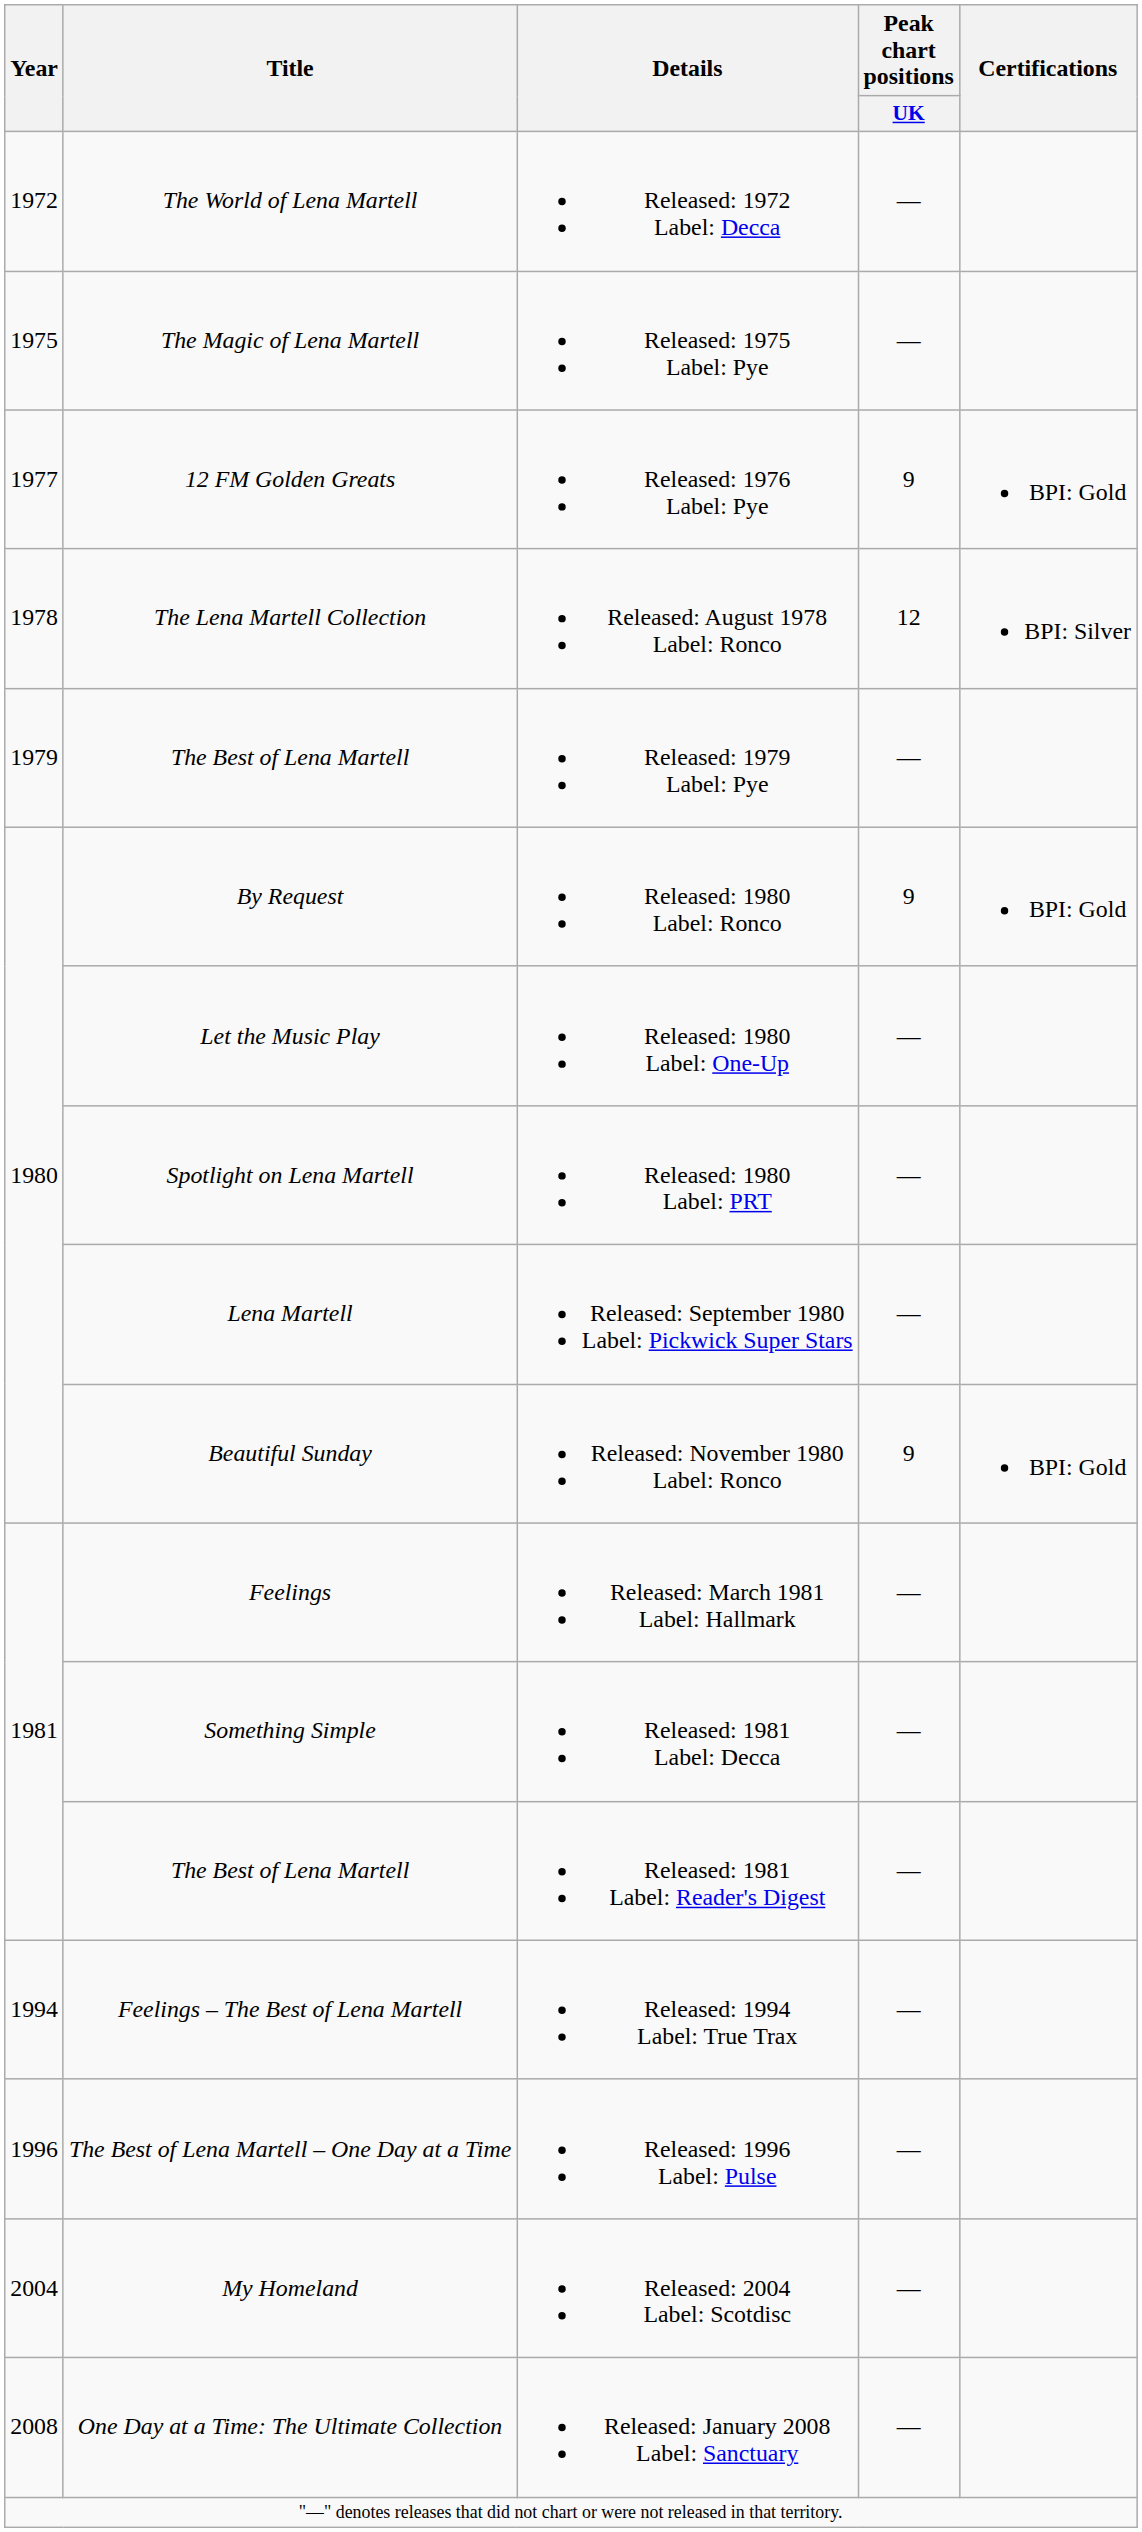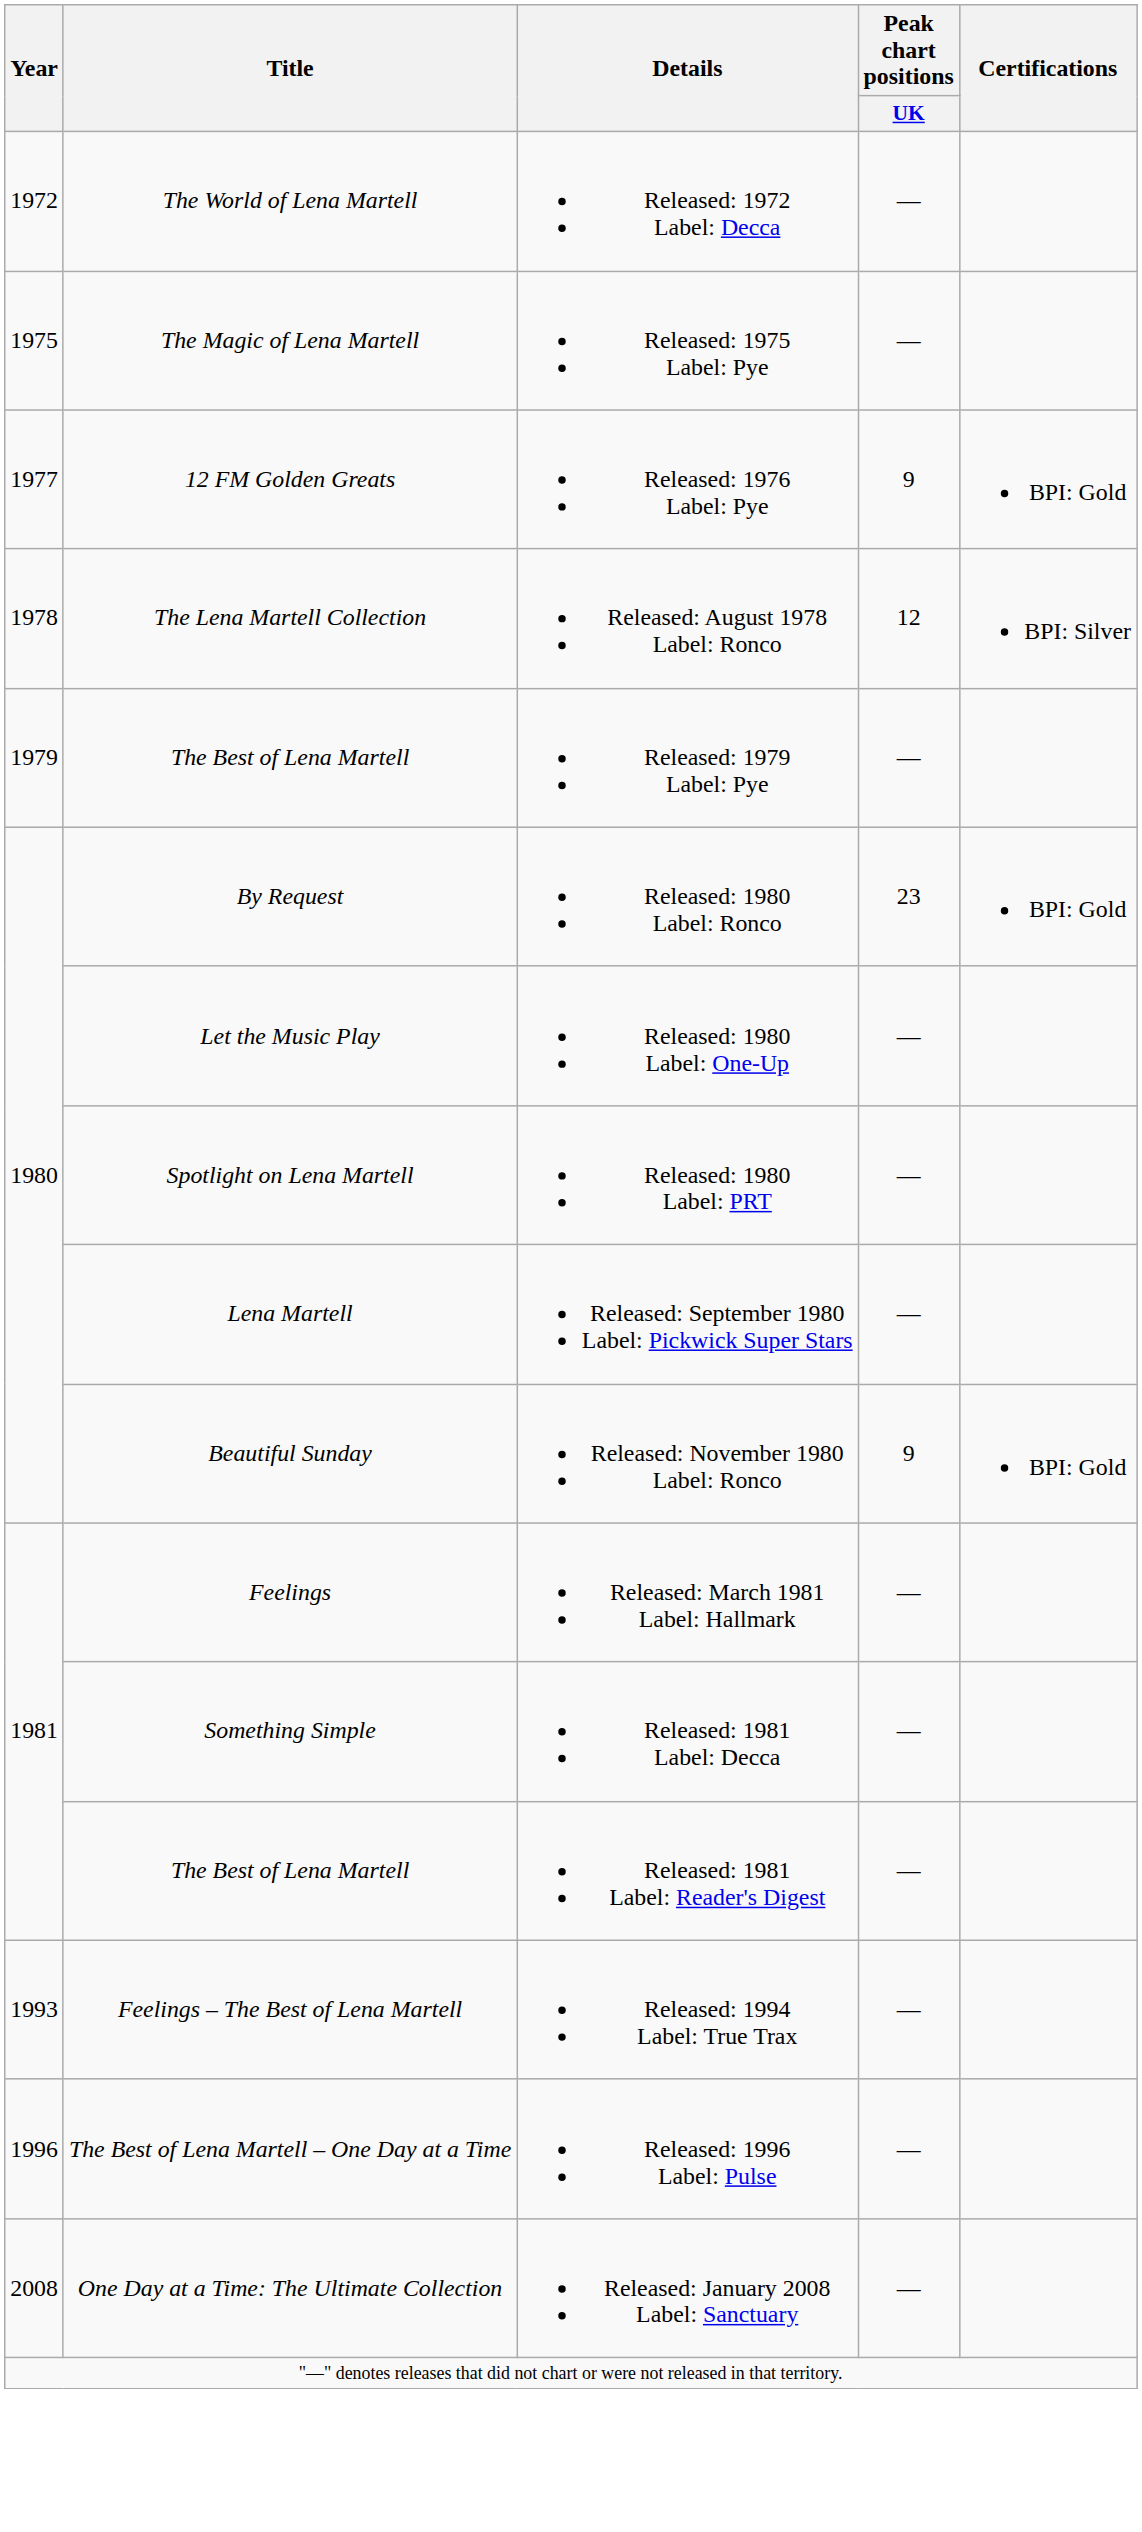(909, 896) 9 -> (909, 896) 23
(34, 2009) 1994 -> (34, 2009) 1993
- row: (687, 2301)
